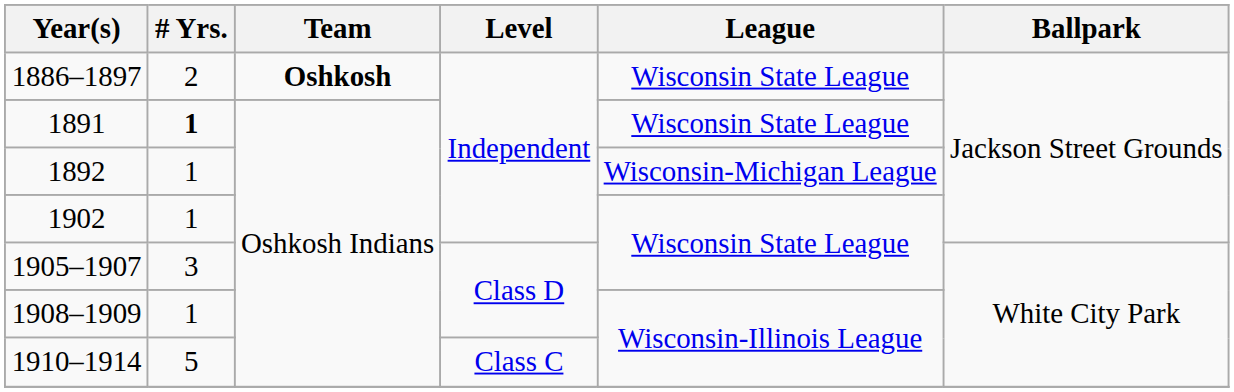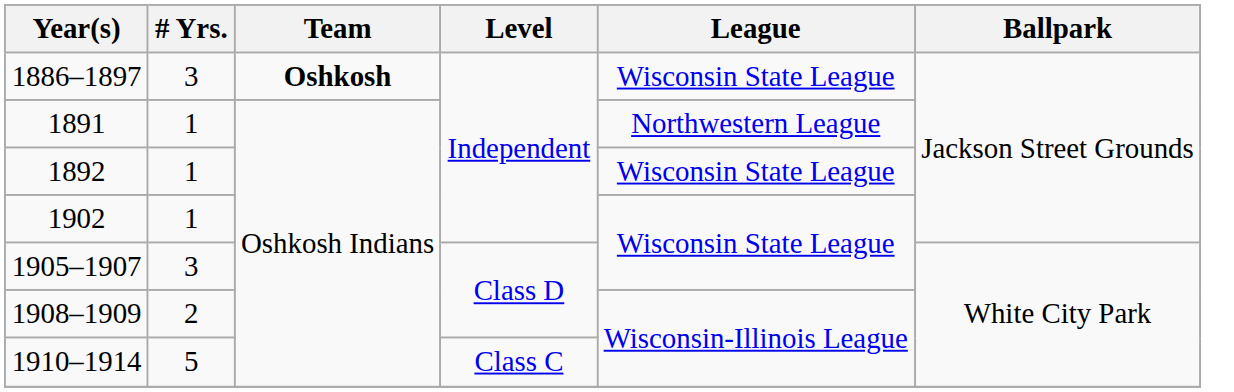(191, 76) 2 -> (191, 76) 3
(191, 123) bold -> (191, 123) normal
(770, 123) Wisconsin State League -> (756, 123) Northwestern League
(770, 171) Wisconsin-Michigan League -> (756, 171) Wisconsin State League
(191, 314) 1 -> (191, 314) 2
